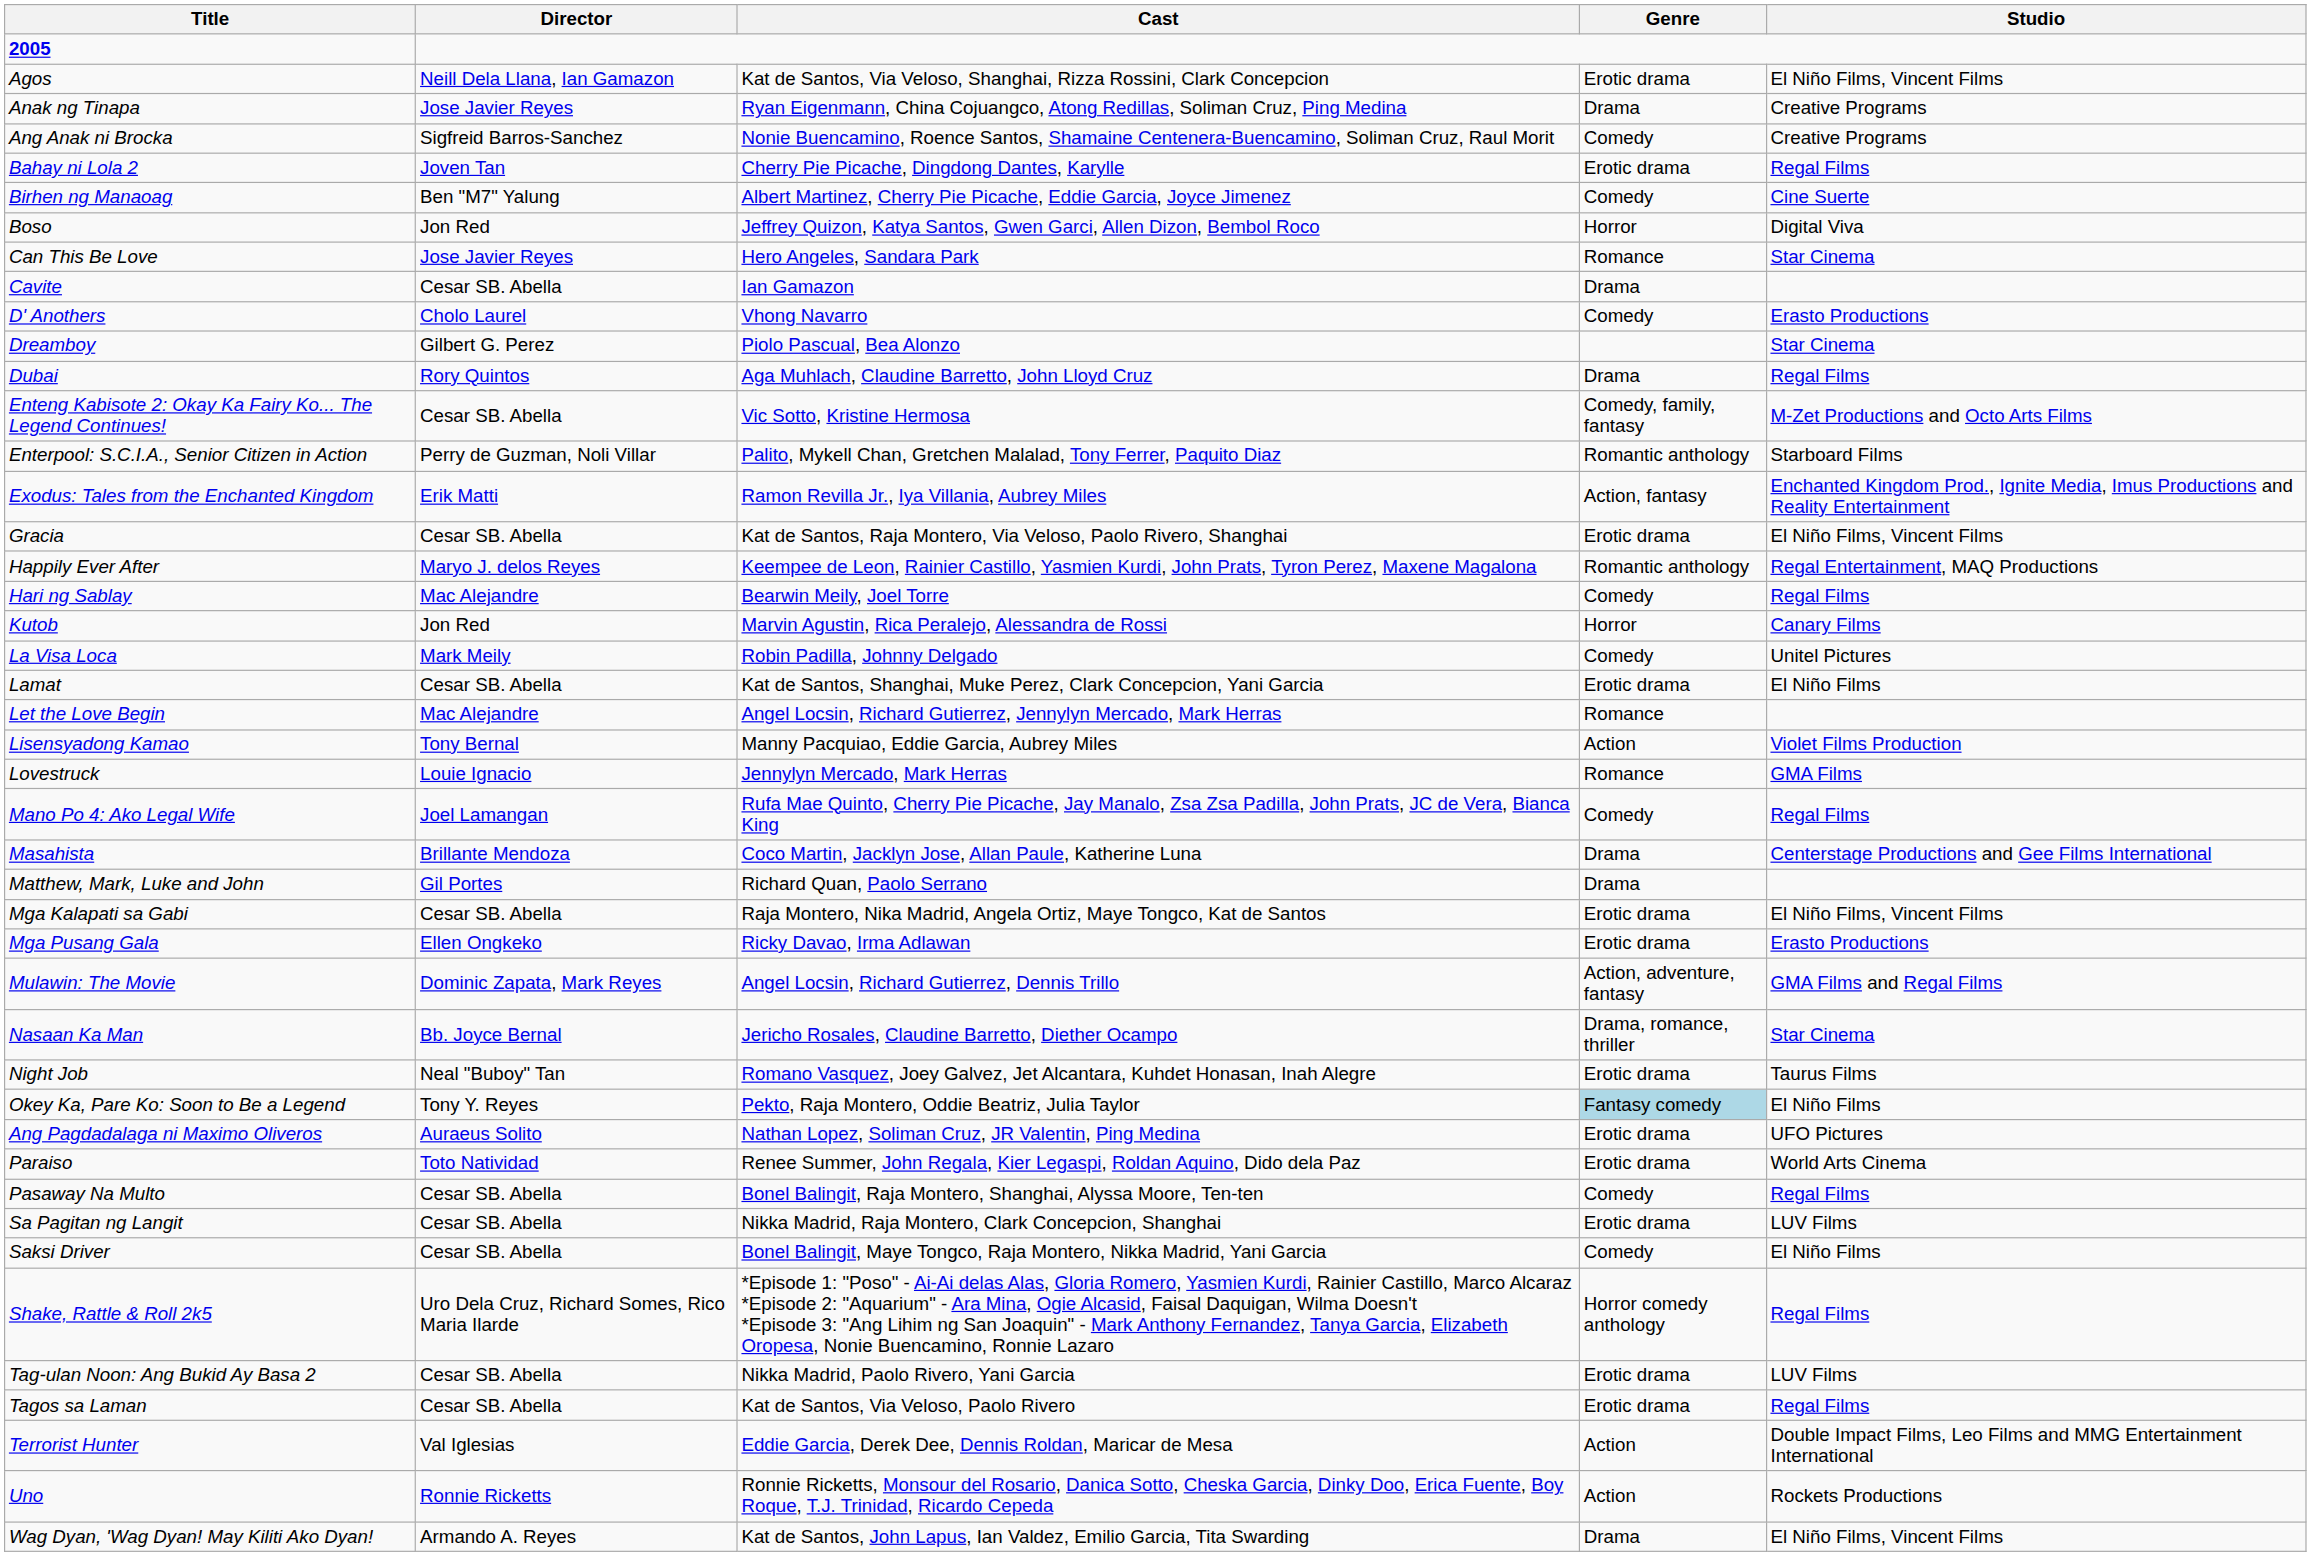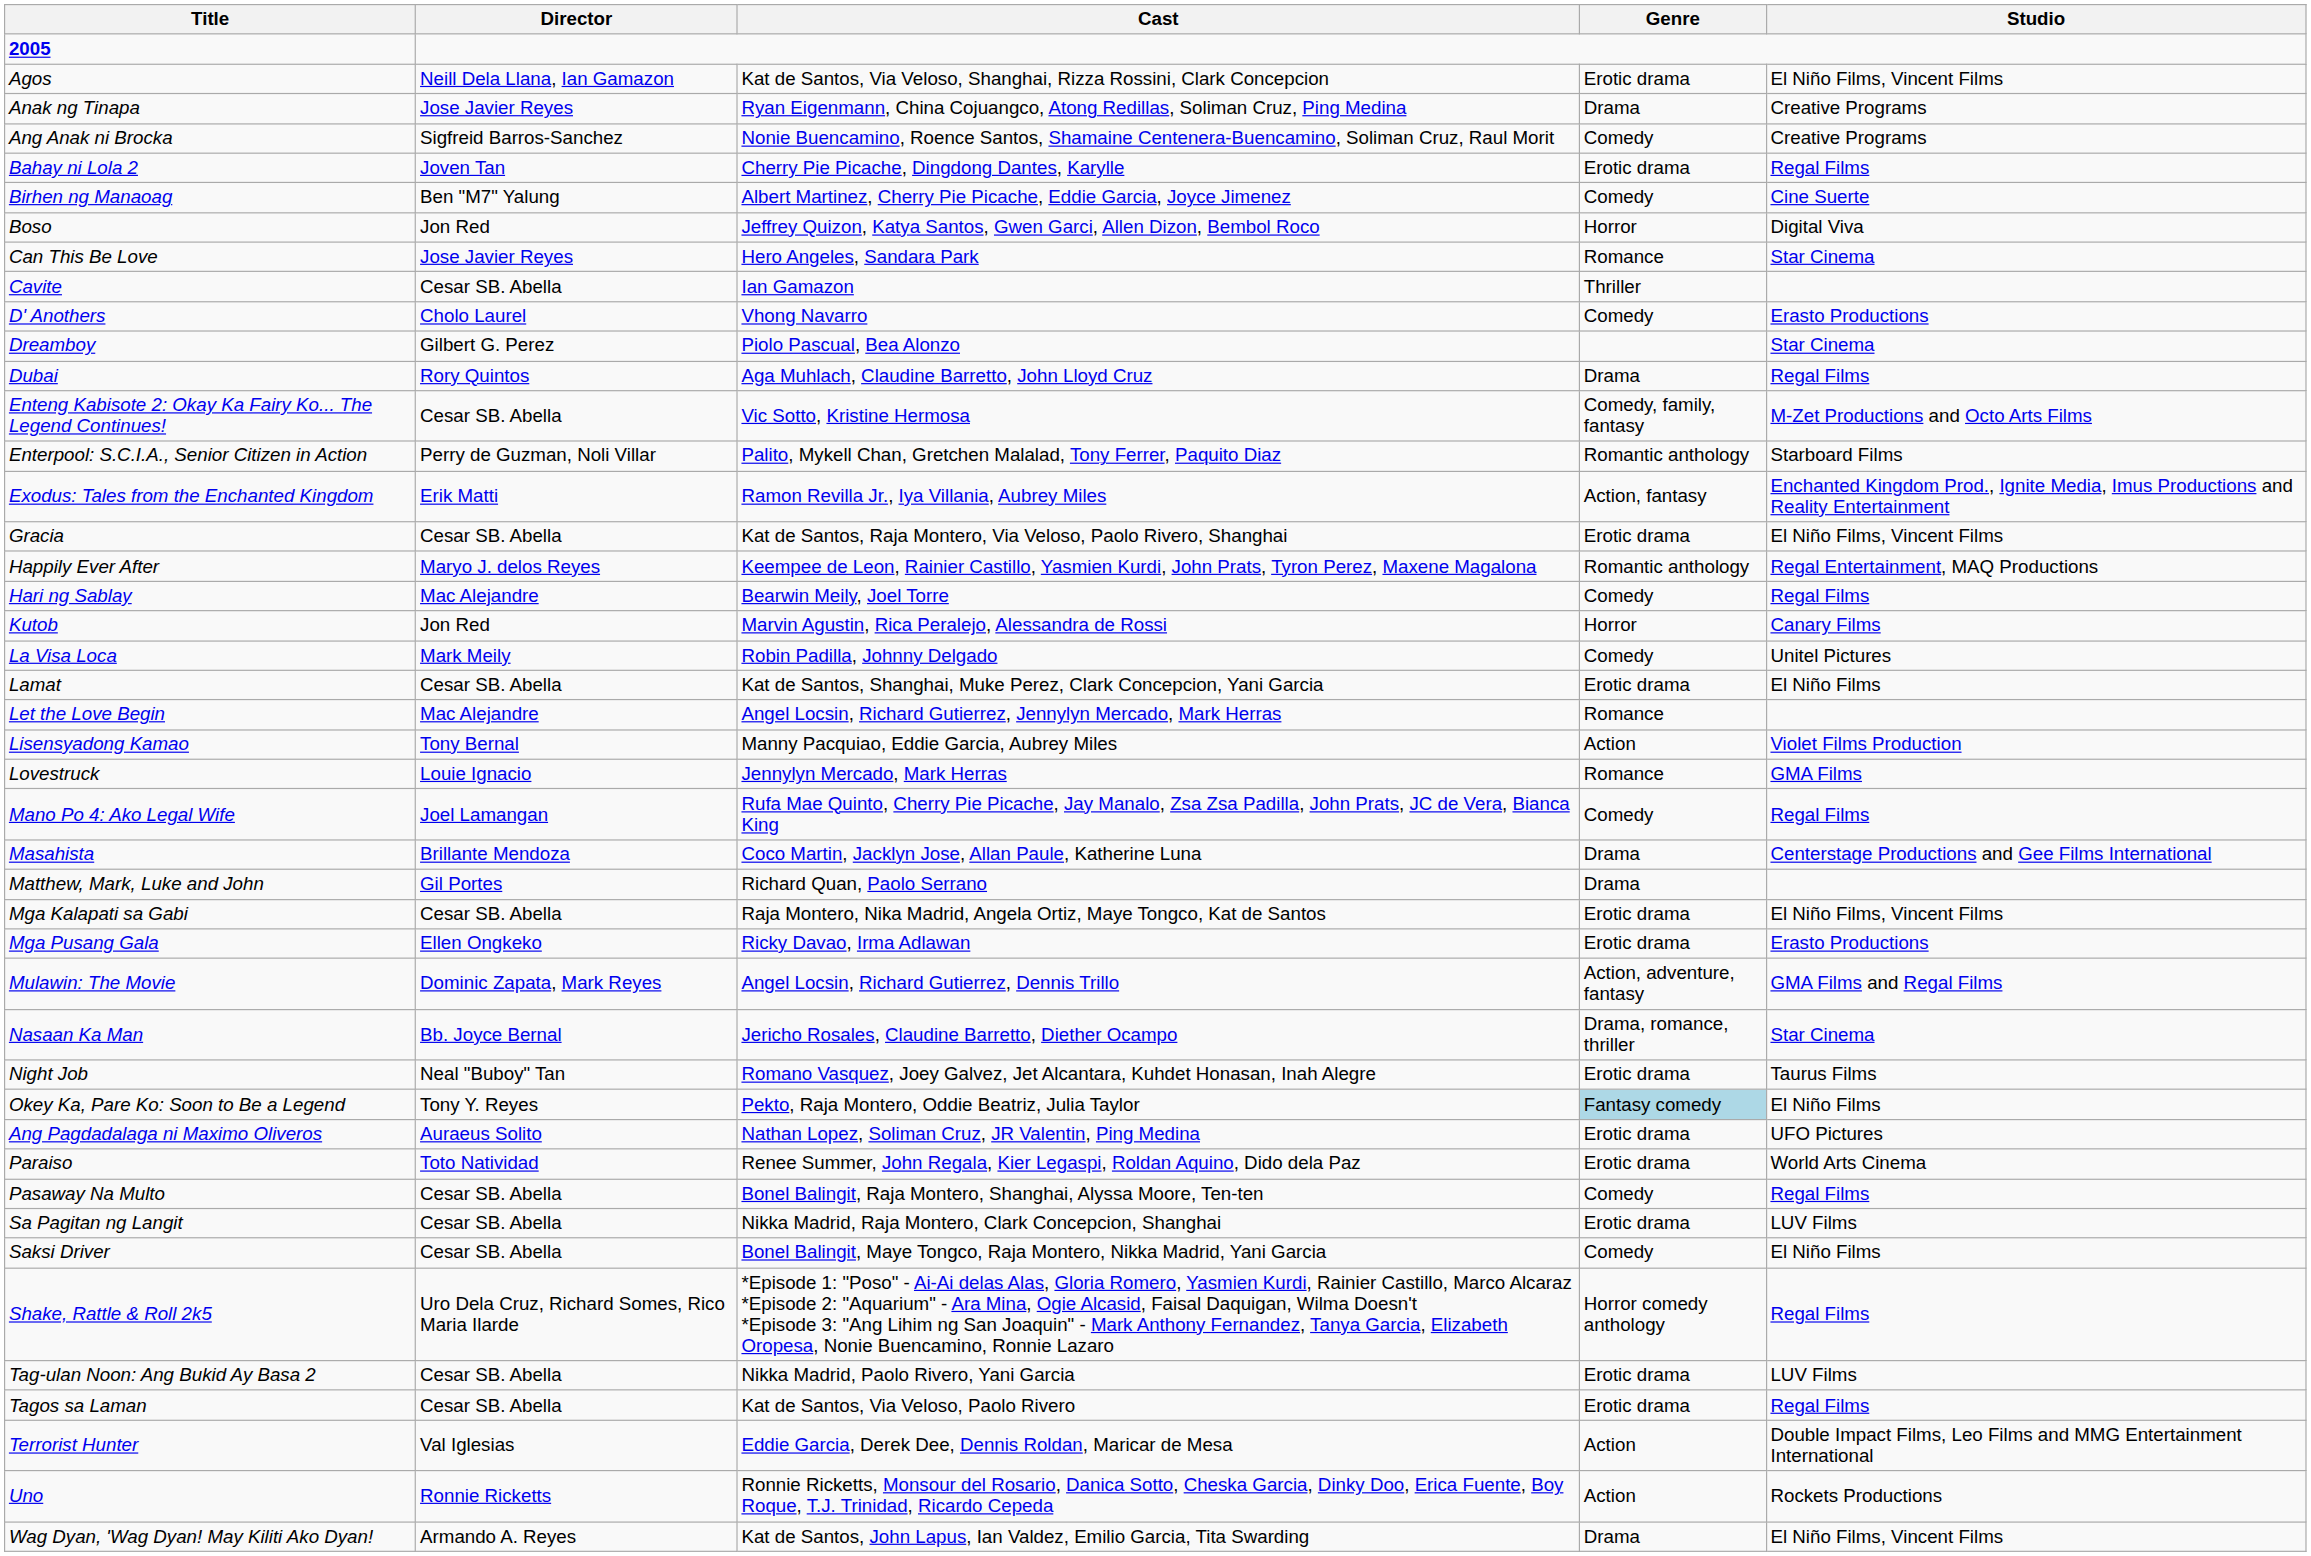(1612, 286) Drama -> (1612, 286) Thriller
